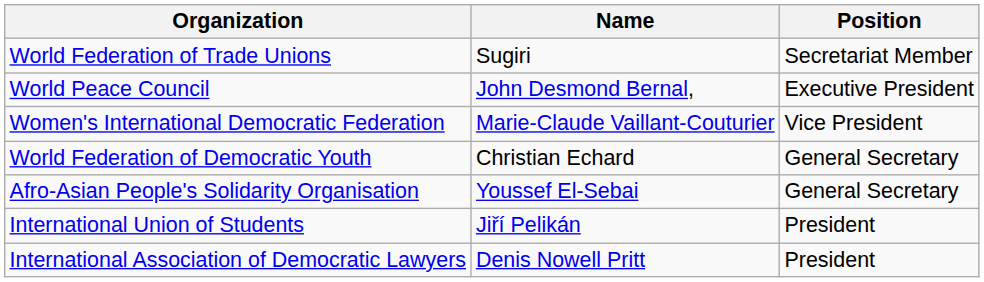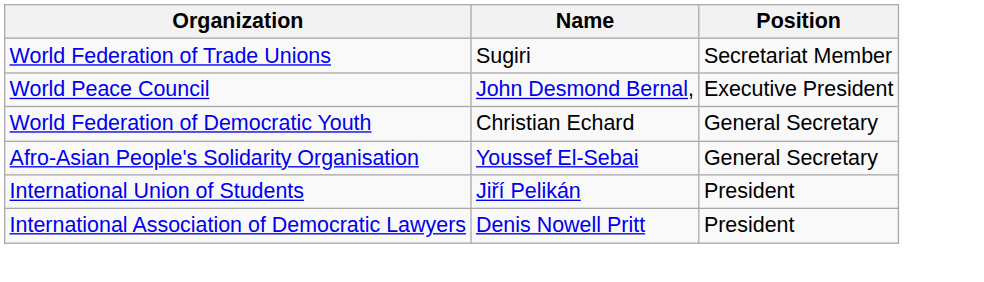- row: (227, 123)
